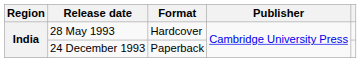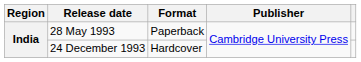(176, 31) Hardcover -> (177, 31) Paperback
(177, 48) Paperback -> (176, 48) Hardcover
